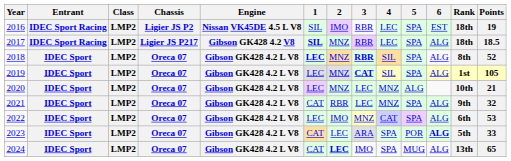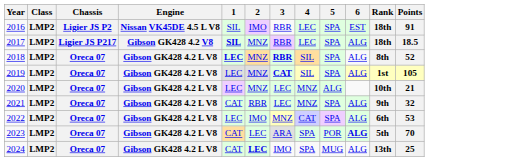- column: (68, 12)
(492, 27) 19 -> (410, 27) 91
(492, 134) 33 -> (410, 134) 70
(492, 149) 65 -> (410, 149) 25
